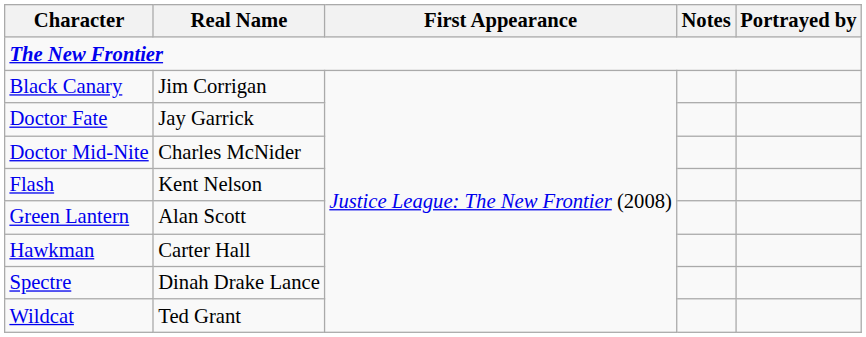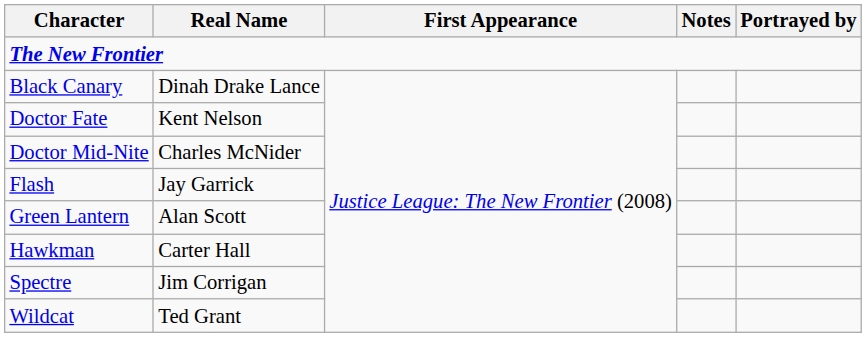(212, 86) Jim Corrigan -> (239, 86) Dinah Drake Lance
(206, 119) Jay Garrick -> (210, 119) Kent Nelson
(210, 184) Kent Nelson -> (206, 184) Jay Garrick
(239, 282) Dinah Drake Lance -> (212, 282) Jim Corrigan
